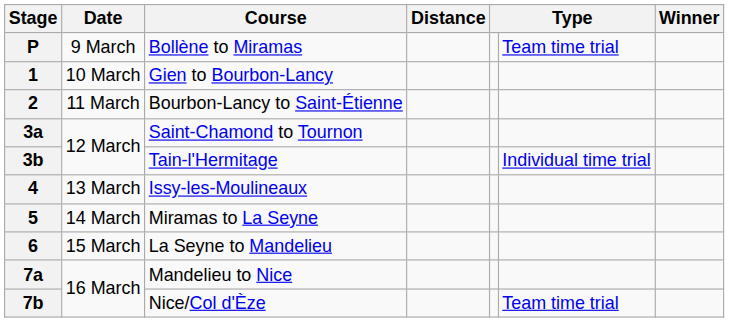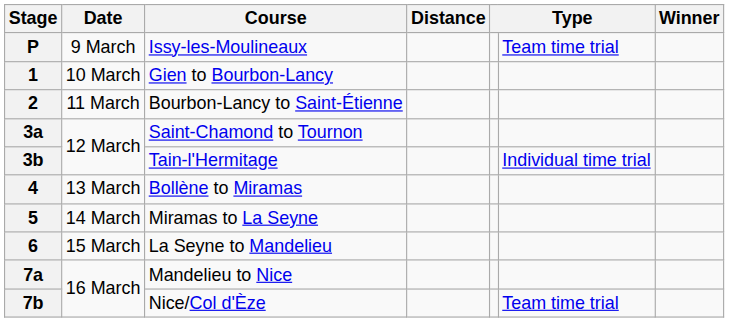(225, 47) Bollène to Miramas -> (228, 47) Issy-les-Moulineaux
(228, 189) Issy-les-Moulineaux -> (225, 189) Bollène to Miramas
